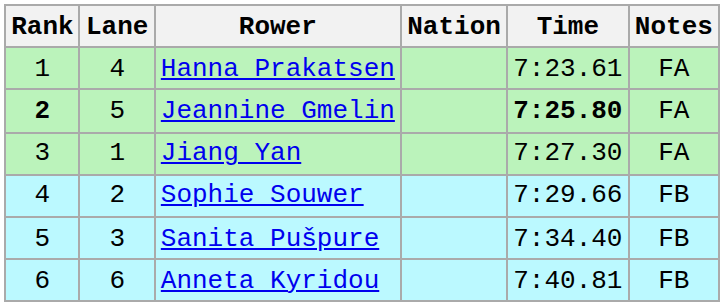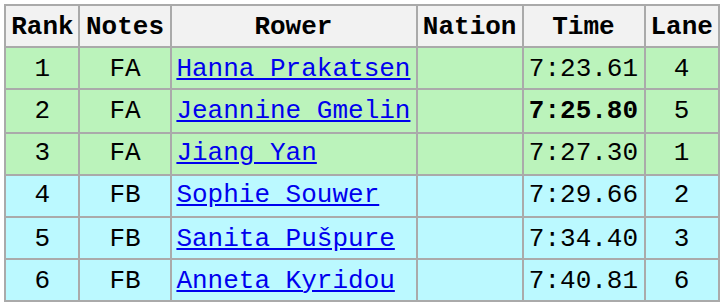columns swapped: (117, 26) <-> (674, 26)
(42, 111) bold -> (42, 111) normal
